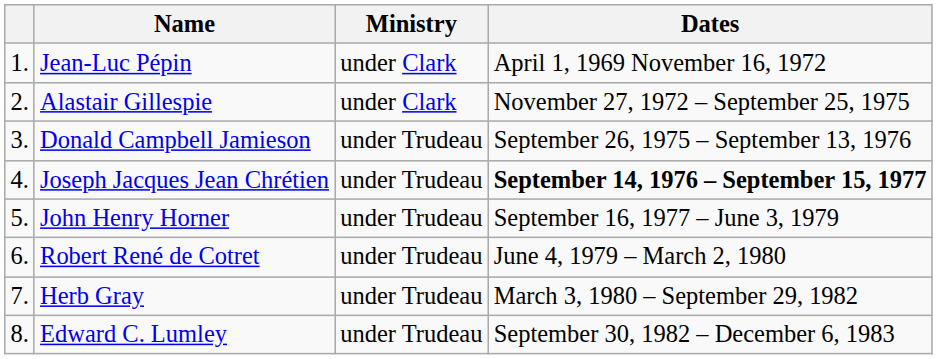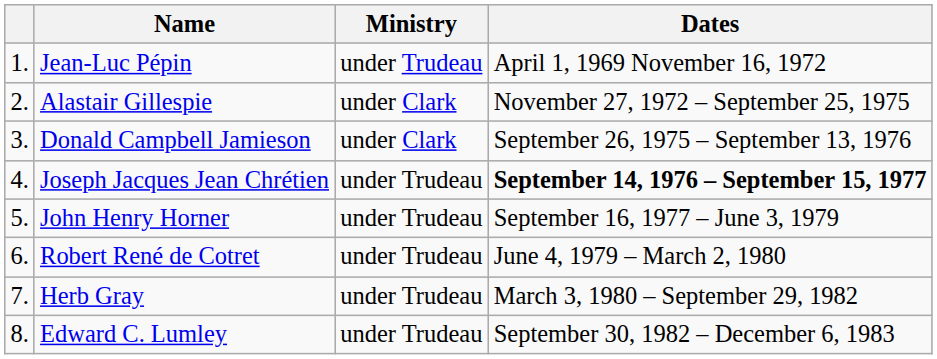(398, 62) under Clark -> (411, 62) under Trudeau
(411, 140) under Trudeau -> (398, 140) under Clark
